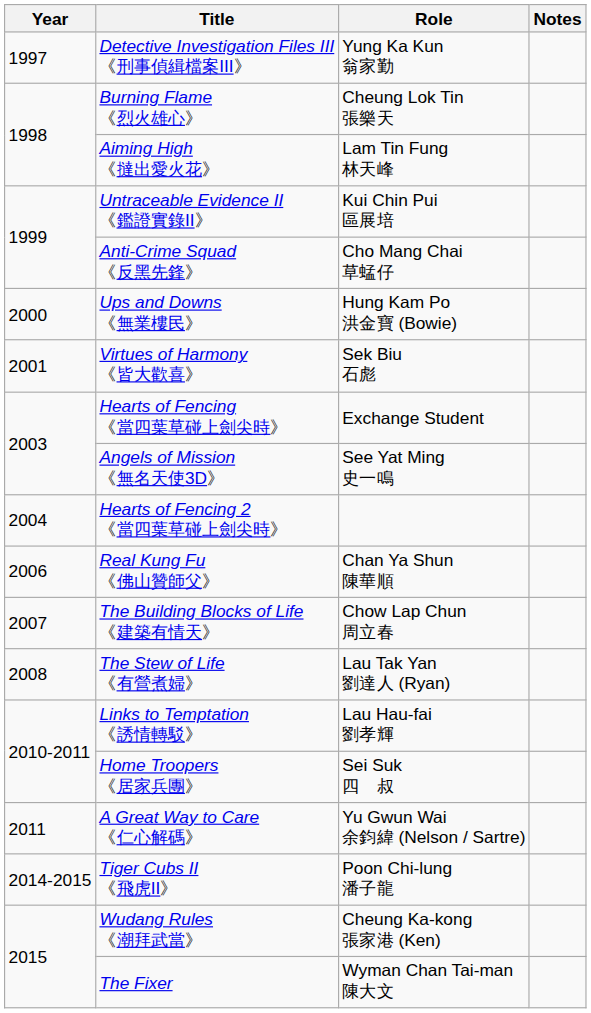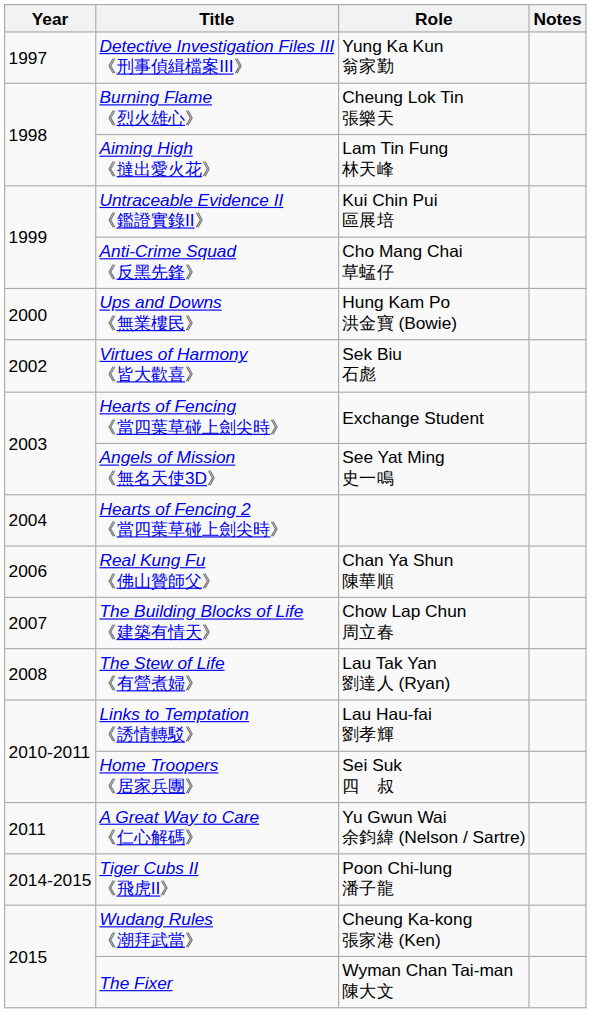(28, 366) 2001 -> (28, 366) 2002
